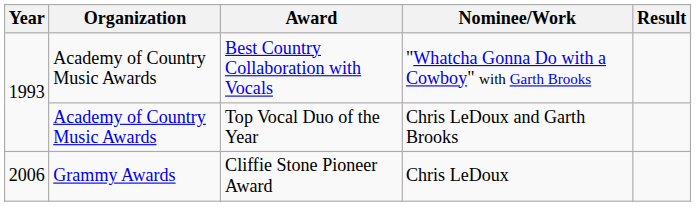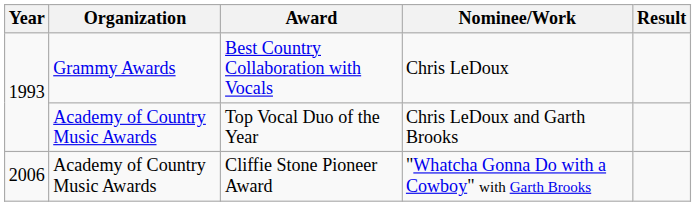(130, 67) Academy of Country Music Awards -> (114, 67) Grammy Awards
(506, 67) "Whatcha Gonna Do with a Cowboy" with Garth Brooks -> (457, 67) Chris LeDoux
(114, 176) Grammy Awards -> (130, 176) Academy of Country Music Awards
(457, 176) Chris LeDoux -> (506, 176) "Whatcha Gonna Do with a Cowboy" with Garth Brooks
